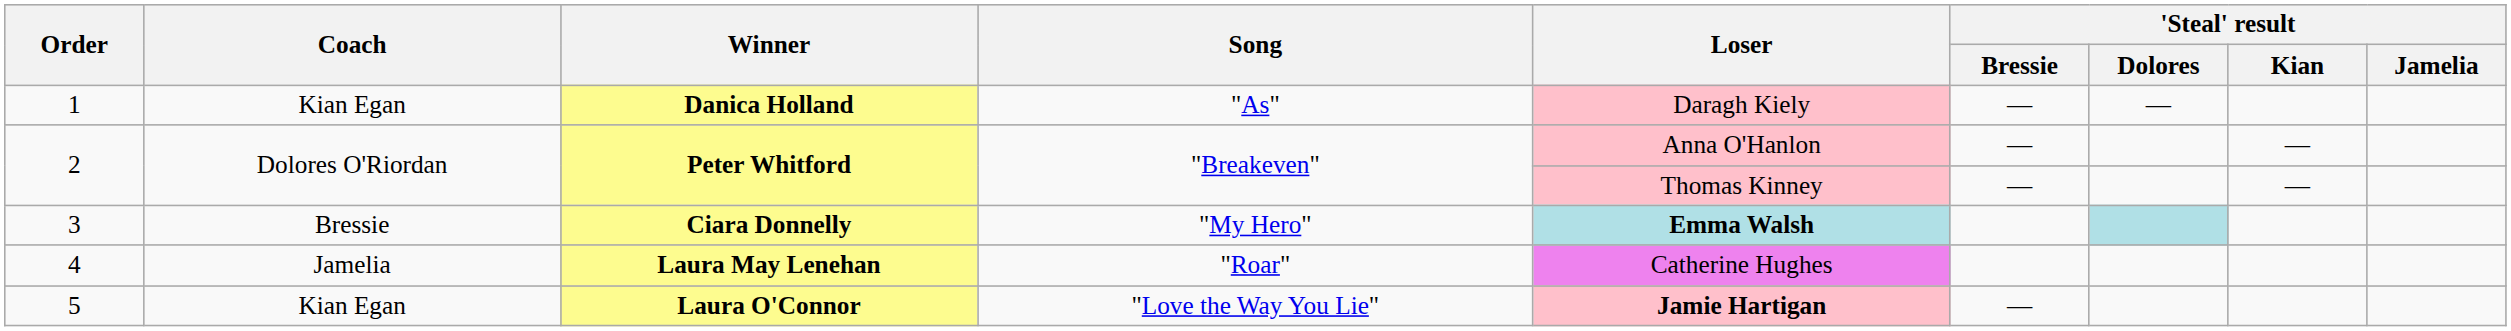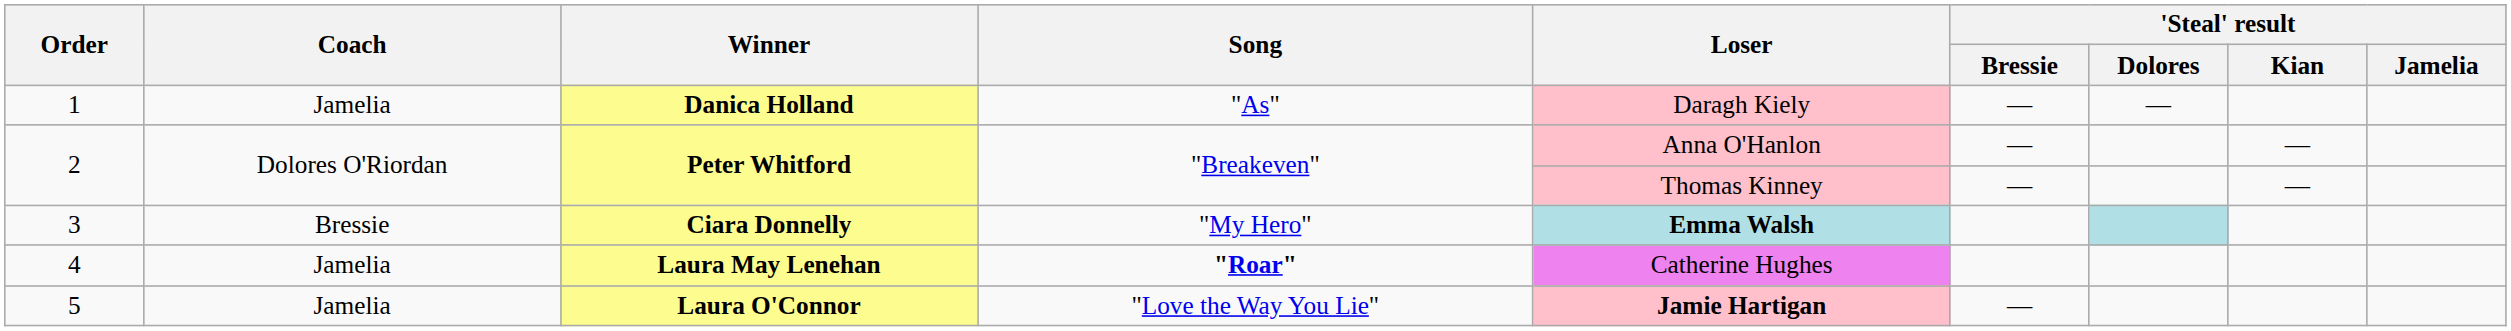(352, 104) Kian Egan -> (352, 104) Jamelia
(1255, 265) normal -> (1255, 265) bold
(352, 305) Kian Egan -> (352, 305) Jamelia
